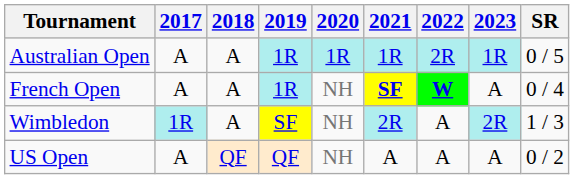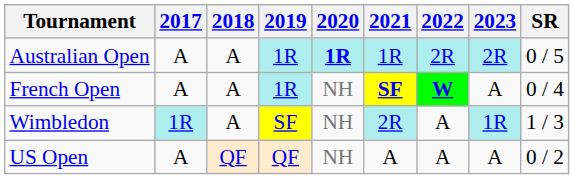(338, 55) normal -> (338, 55) bold
(495, 55) 1R -> (495, 55) 2R
(495, 122) 2R -> (495, 122) 1R
